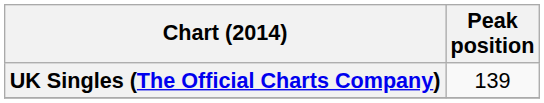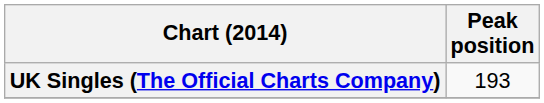(492, 80) 139 -> (492, 80) 193
